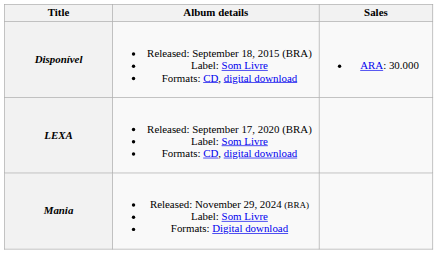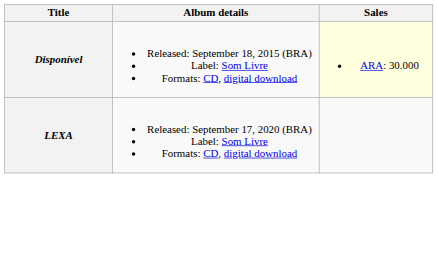(376, 66) no background -> (376, 66) lightyellow background
- row: (59, 211)
